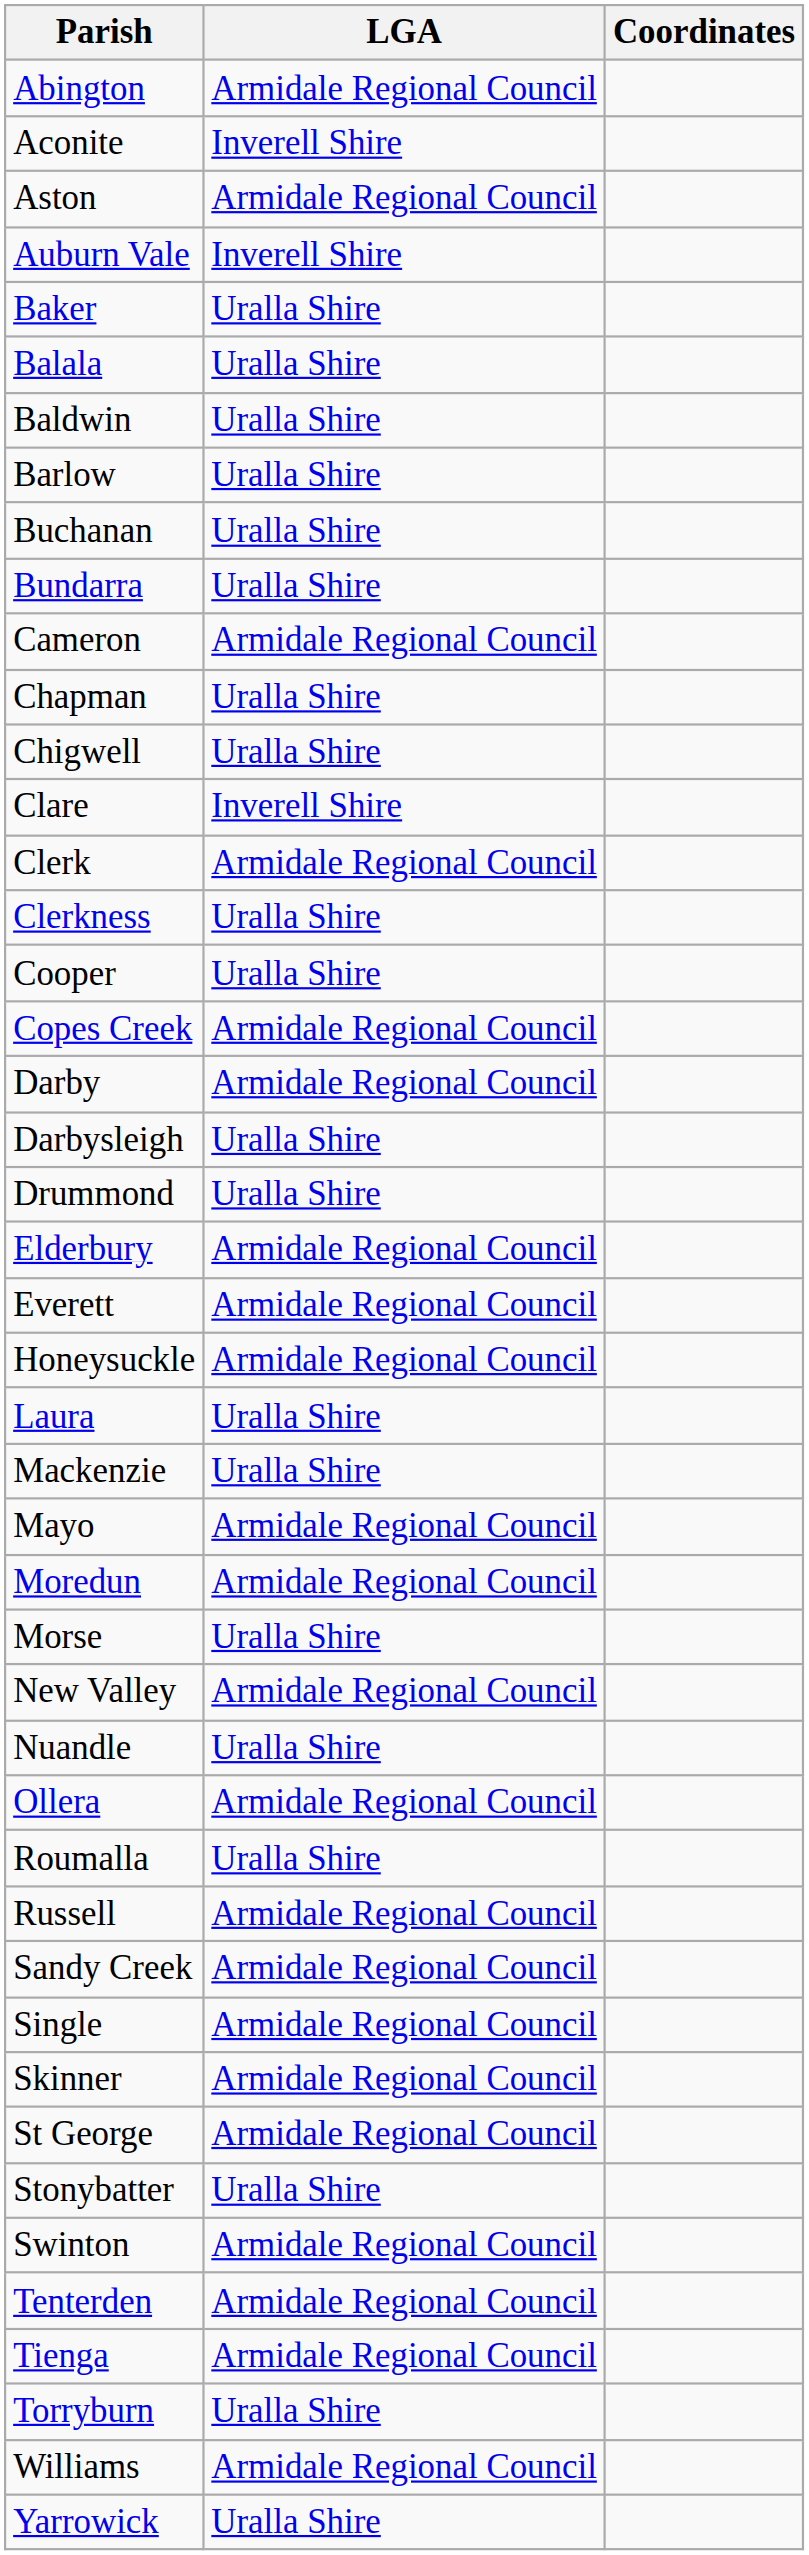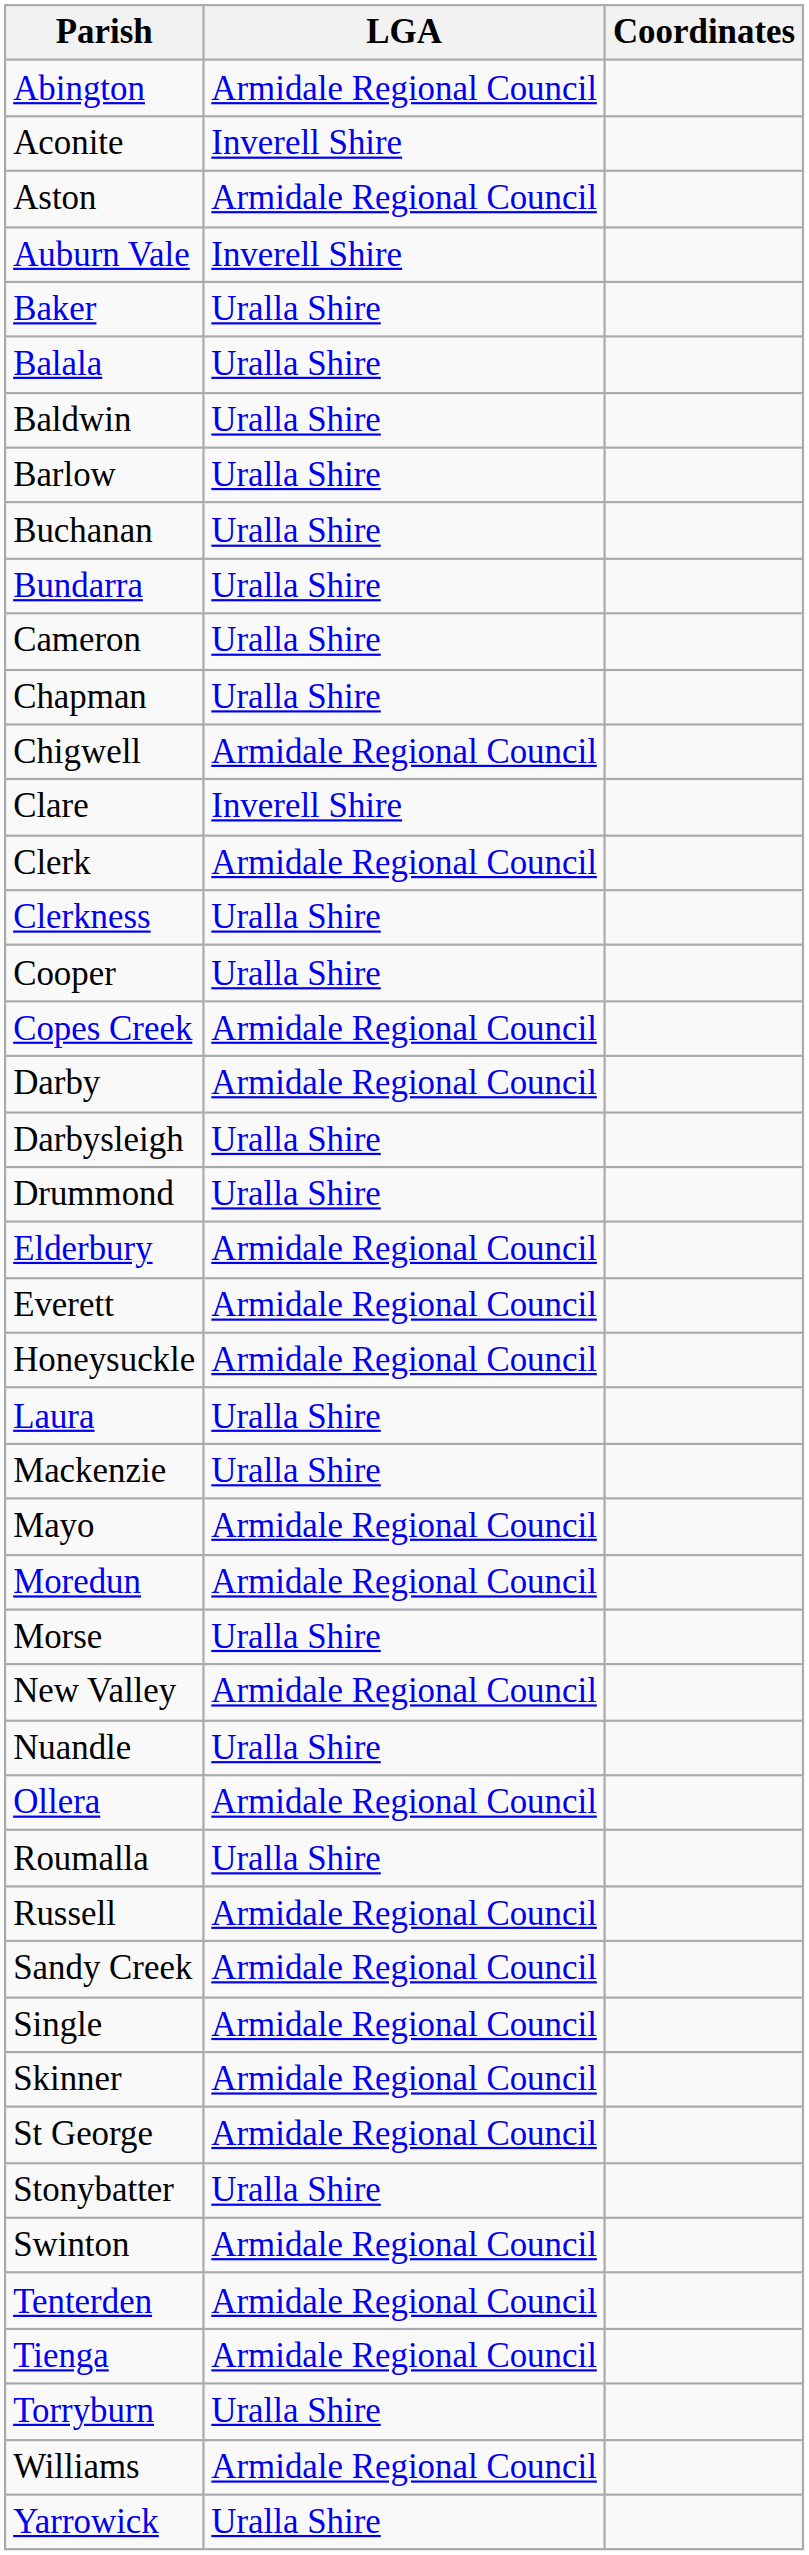(404, 640) Armidale Regional Council -> (296, 640) Uralla Shire
(296, 751) Uralla Shire -> (404, 751) Armidale Regional Council
